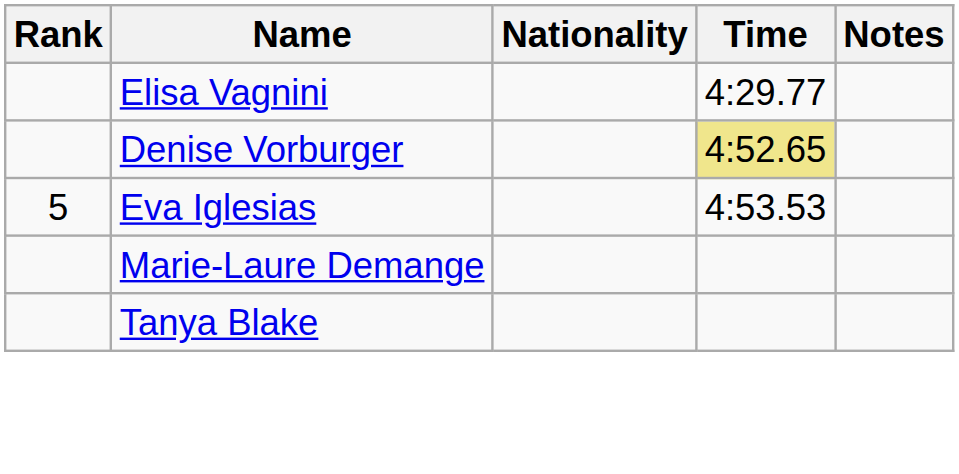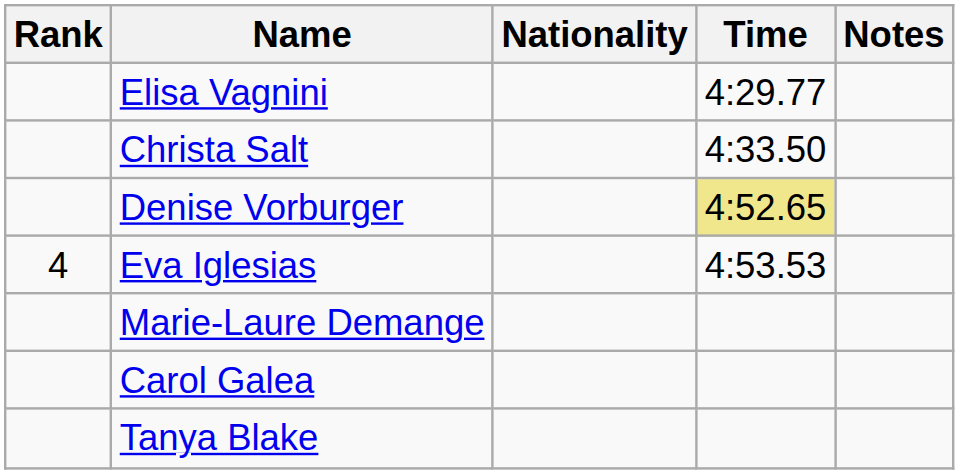+ row: (214, 150)
(58, 208) 5 -> (58, 265) 4
+ row: (217, 381)
